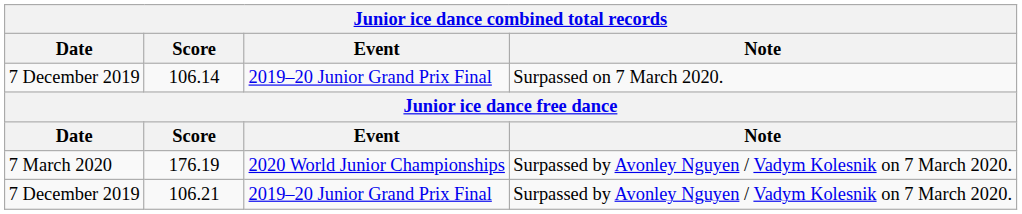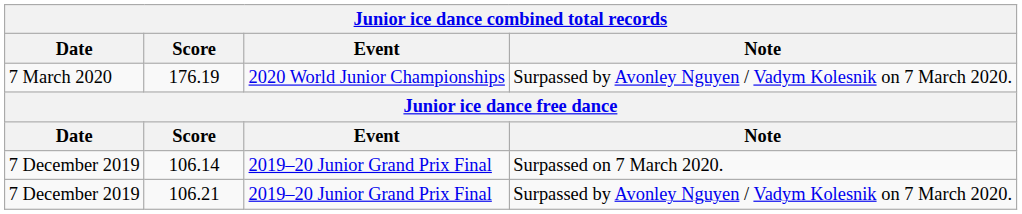rows swapped: (194, 164) <-> (194, 77)
